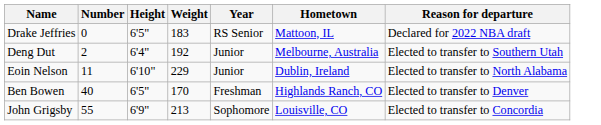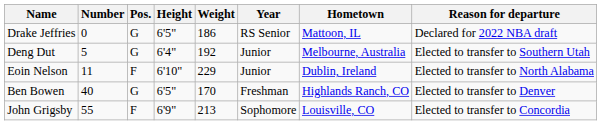+ column: (141, 14)
(180, 33) 183 -> (207, 33) 186
(84, 52) 2 -> (84, 52) 5
